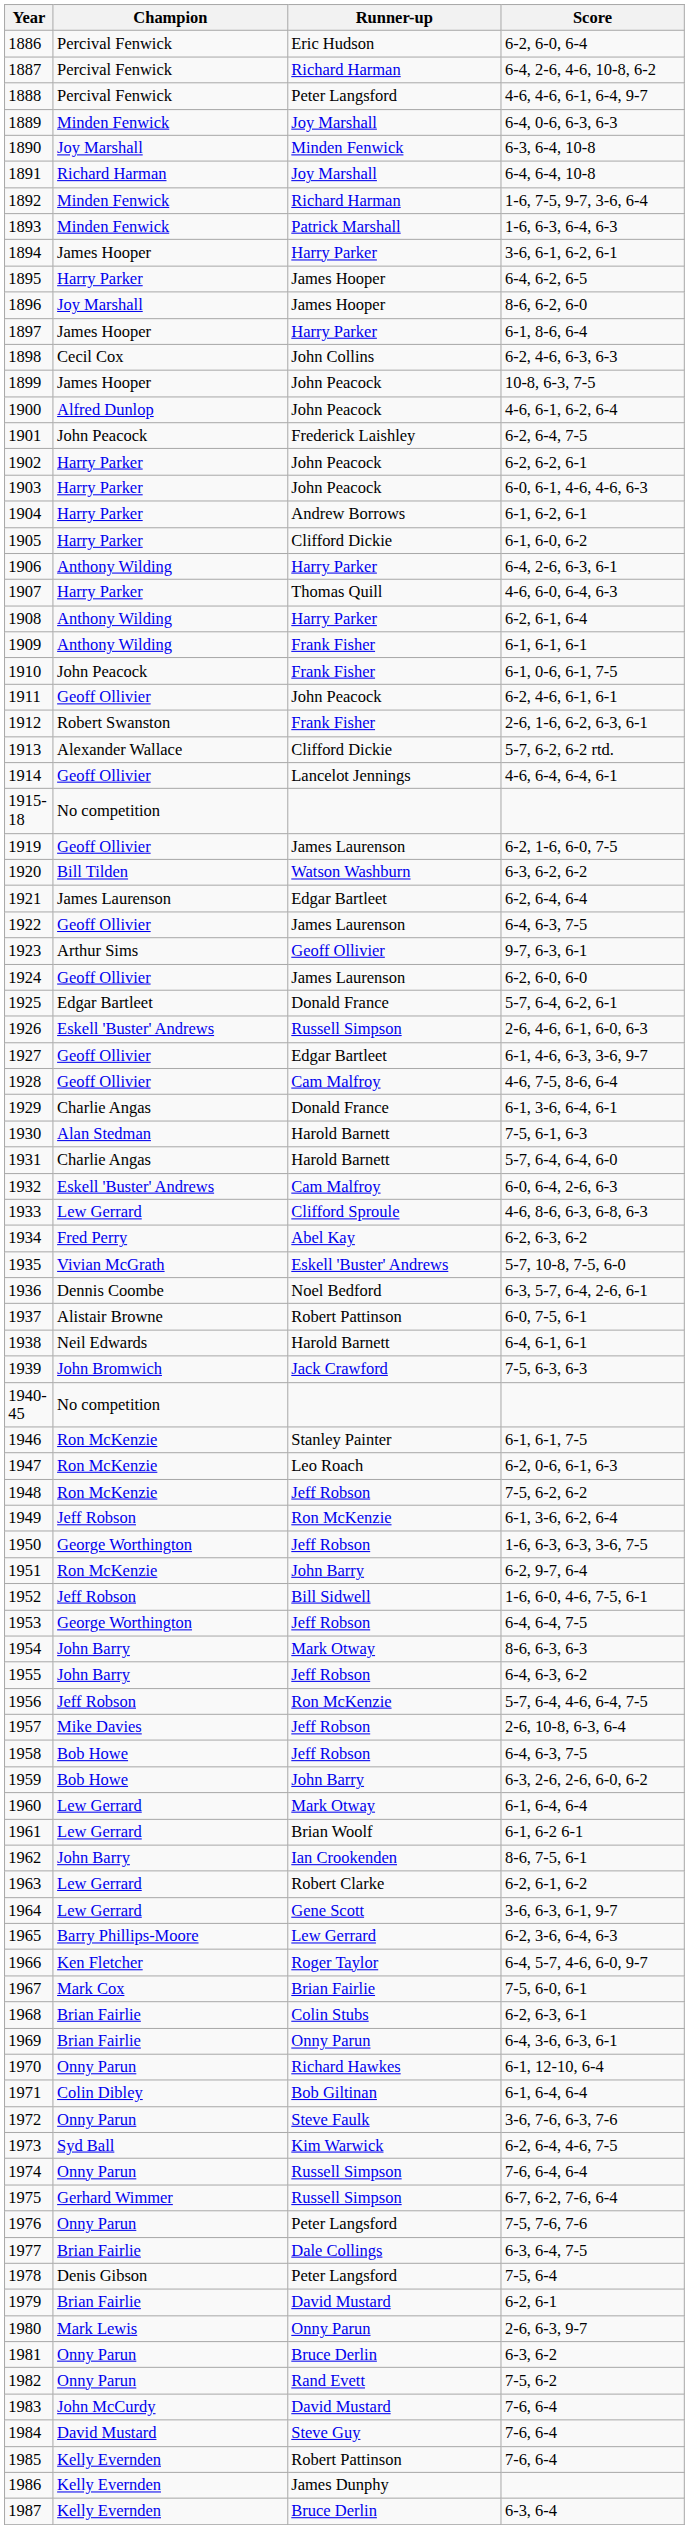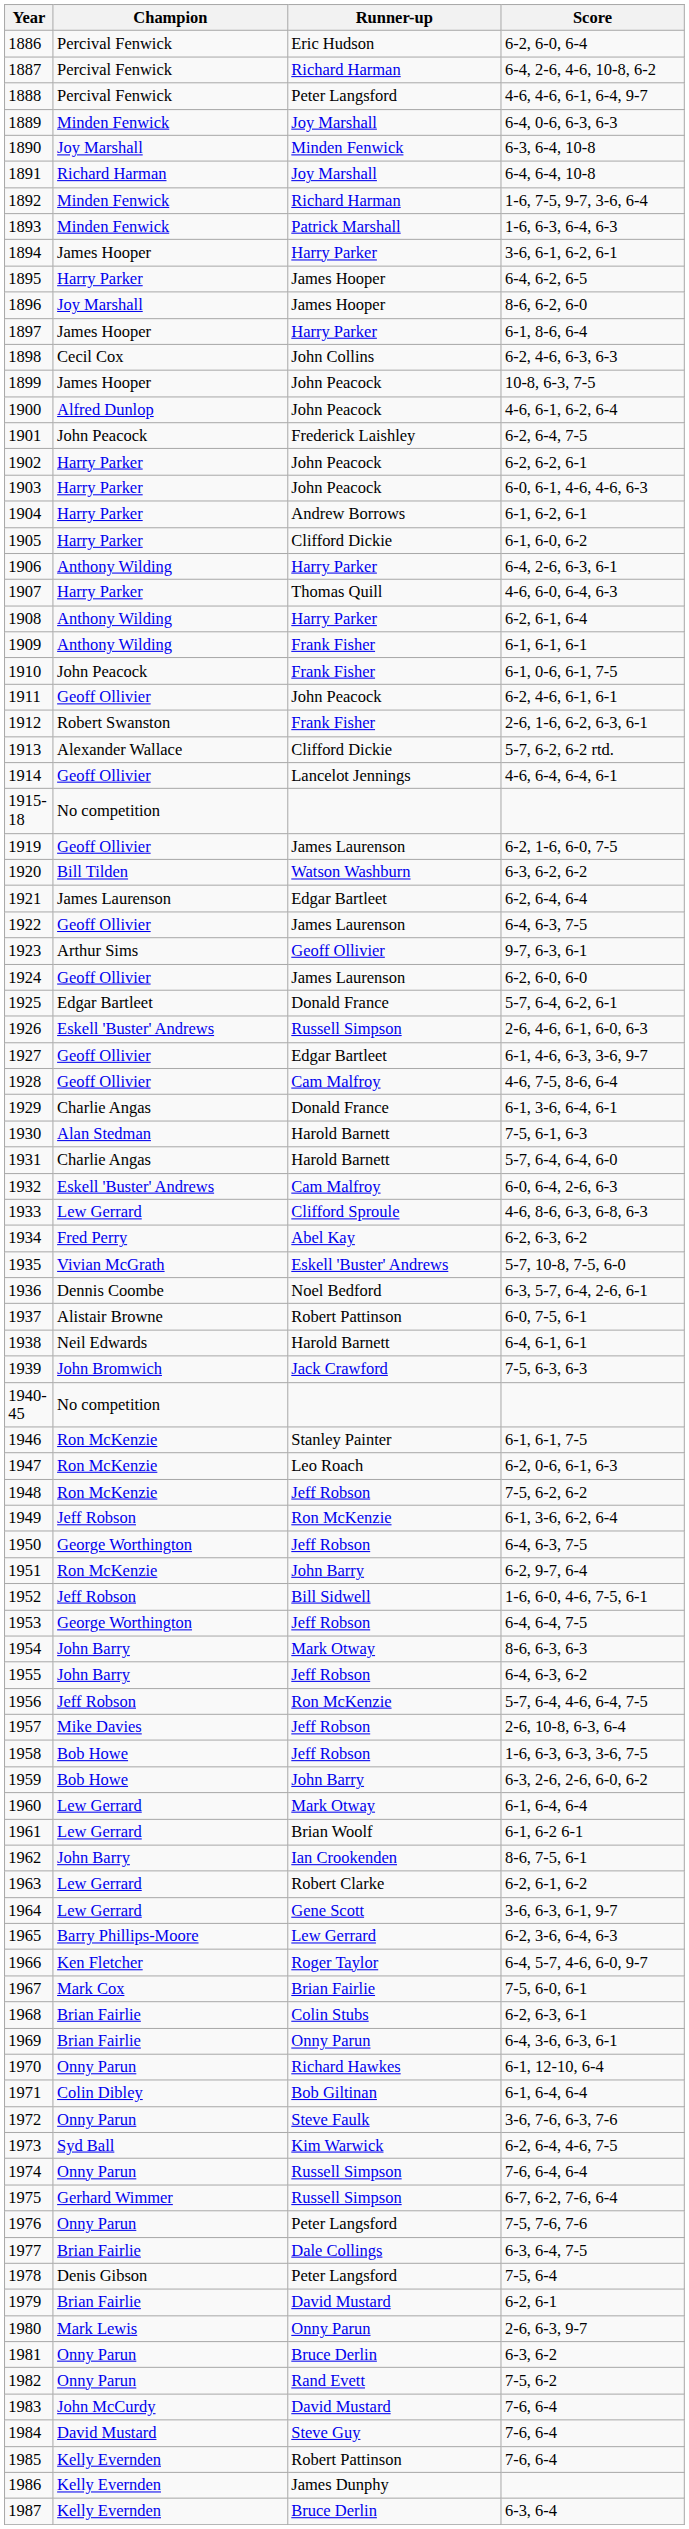(576, 1544) 1-6, 6-3, 6-3, 3-6, 7-5 -> (546, 1544) 6-4, 6-3, 7-5
(546, 1753) 6-4, 6-3, 7-5 -> (576, 1753) 1-6, 6-3, 6-3, 3-6, 7-5
